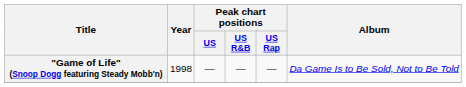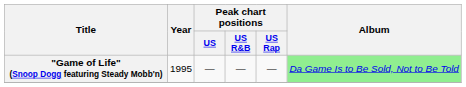(181, 68) 1998 -> (181, 68) 1995
(374, 68) no background -> (374, 68) lightgreen background
